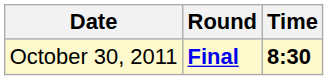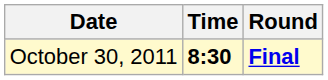columns swapped: (292, 21) <-> (222, 21)
